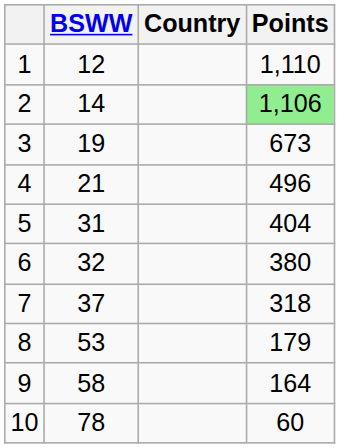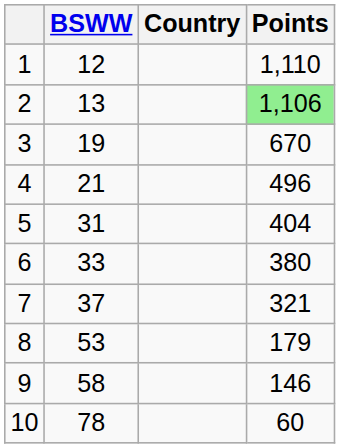(91, 104) 14 -> (91, 104) 13
(290, 143) 673 -> (290, 143) 670
(91, 263) 32 -> (91, 263) 33
(290, 303) 318 -> (290, 303) 321
(290, 382) 164 -> (290, 382) 146
